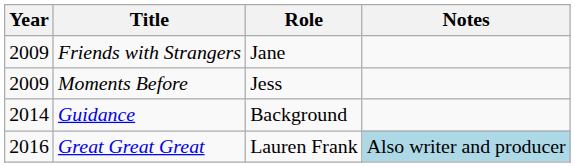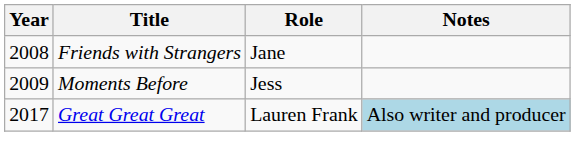(29, 51) 2009 -> (29, 51) 2008
- row: (97, 114)
(29, 146) 2016 -> (29, 114) 2017
